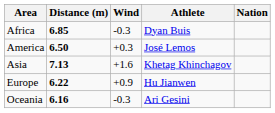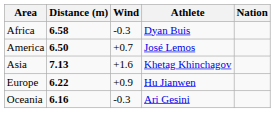(59, 30) 6.85 -> (59, 30) 6.58
(123, 47) +0.3 -> (123, 47) +0.7
